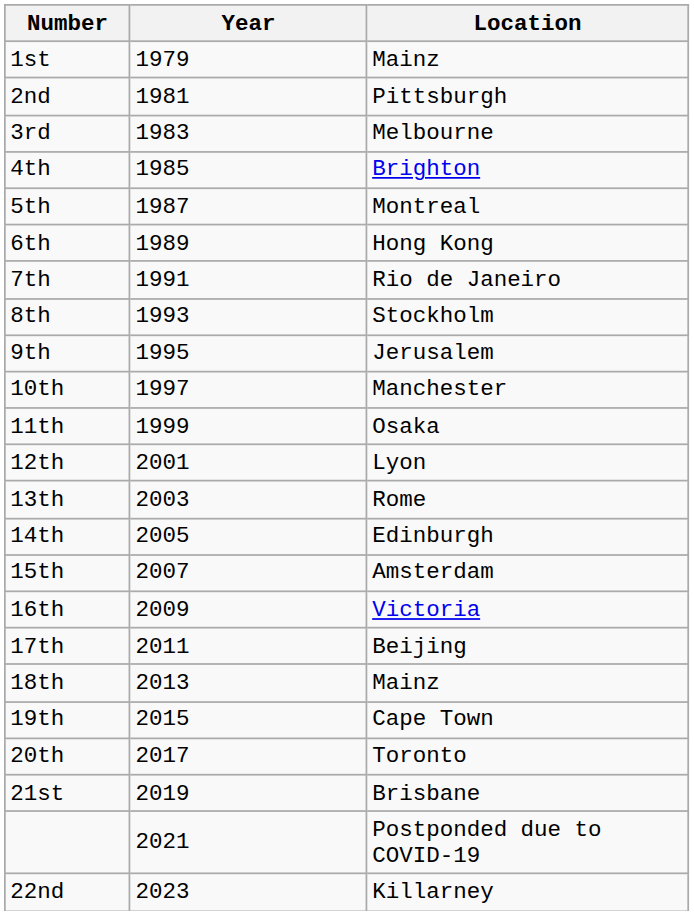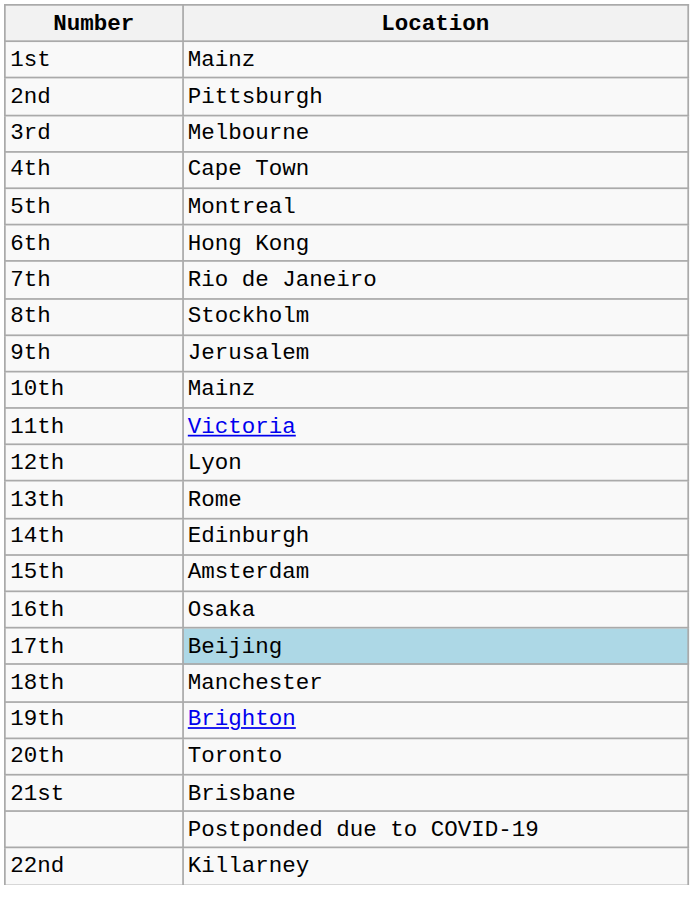- column: (249, 23)
(426, 170) Brighton -> (249, 170) Cape Town
(440, 390) Manchester -> (222, 390) Mainz
(406, 426) Osaka -> (242, 426) Victoria
(426, 610) Victoria -> (222, 610) Osaka
(419, 646) no background -> (235, 646) lightblue background
(406, 683) Mainz -> (255, 683) Manchester
(433, 720) Cape Town -> (242, 720) Brighton
